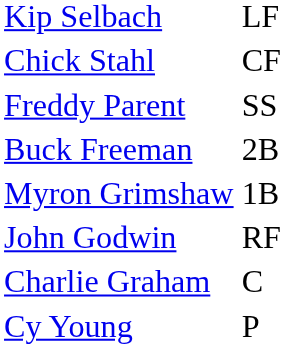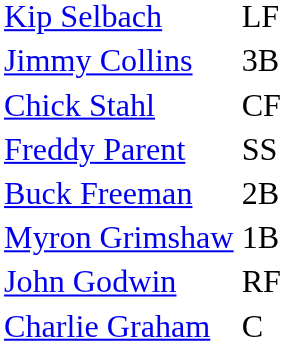+ row: (98, 60)
- row: (68, 326)
